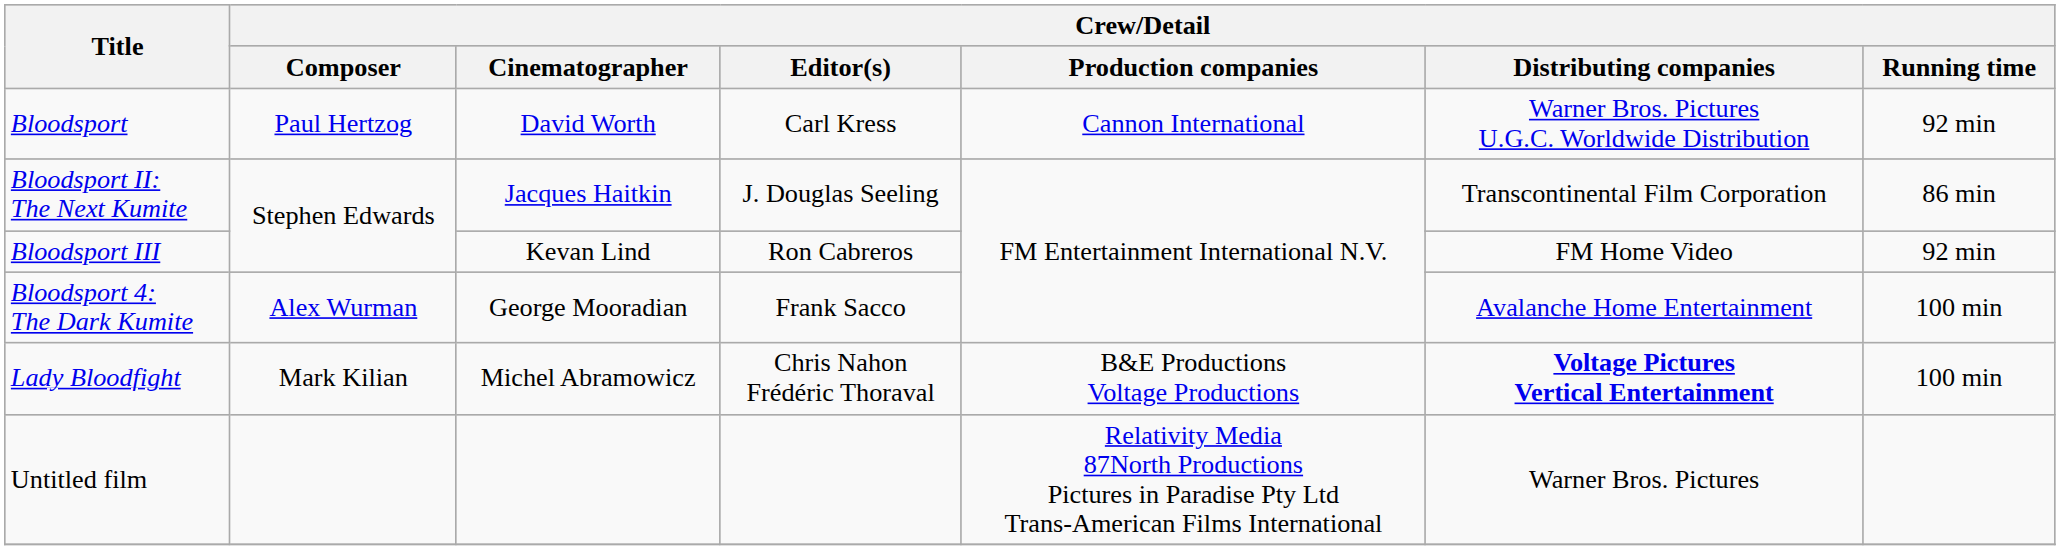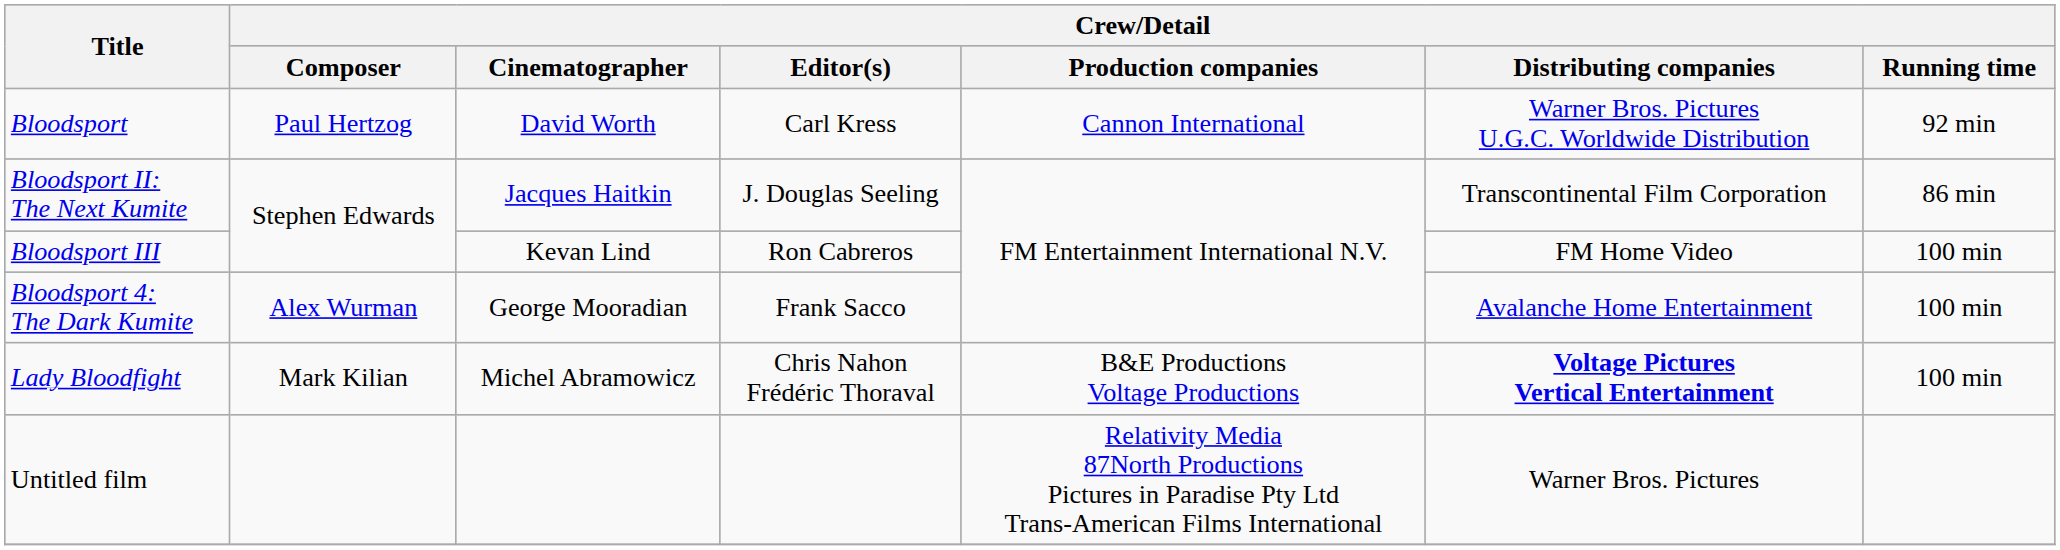(1959, 250) 92 min -> (1959, 250) 100 min
